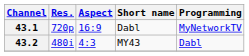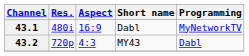(63, 28) 720p -> (63, 28) 480i
(63, 43) 480i -> (63, 43) 720p
